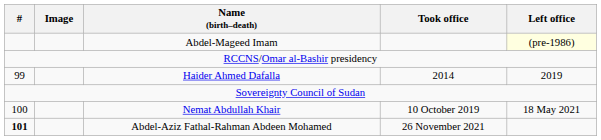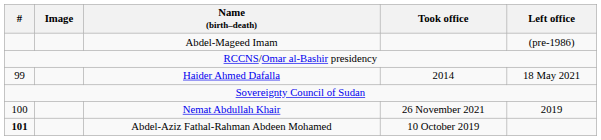(552, 42) lightyellow background -> (552, 42) no background
(552, 76) 2019 -> (552, 76) 18 May 2021
(443, 110) 10 October 2019 -> (443, 110) 26 November 2021
(552, 110) 18 May 2021 -> (552, 110) 2019
(443, 127) 26 November 2021 -> (443, 127) 10 October 2019
